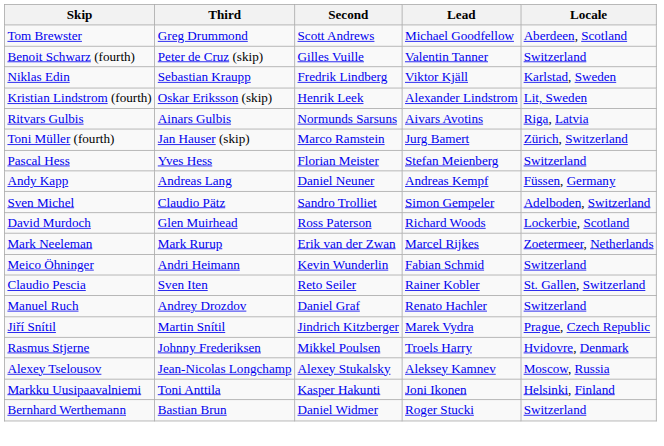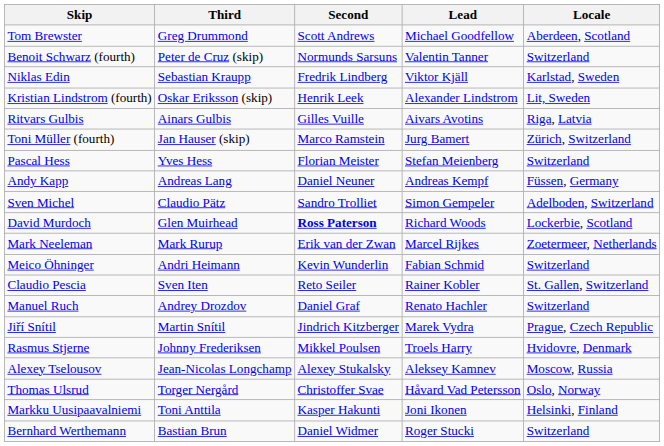(331, 56) Gilles Vuille -> (347, 56) Normunds Sarsuns
(347, 118) Normunds Sarsuns -> (331, 118) Gilles Vuille
(335, 222) normal -> (337, 222) bold
+ row: (48, 389)
